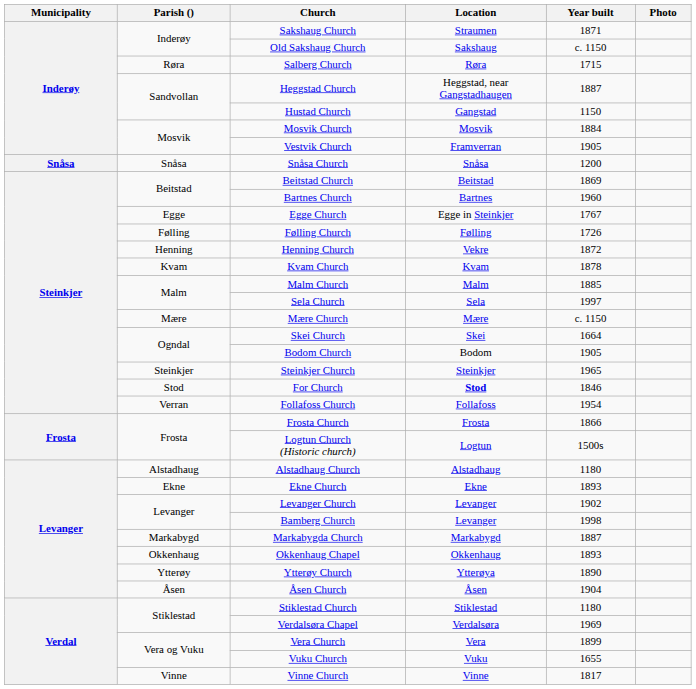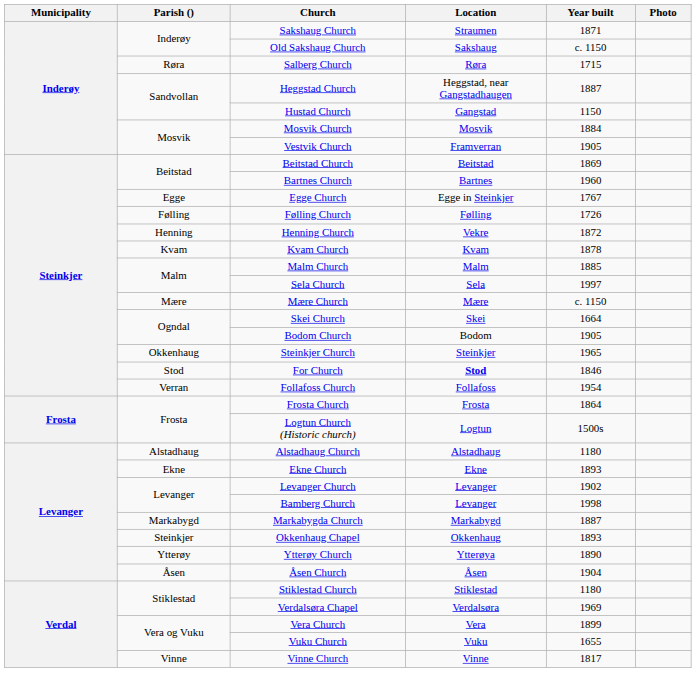- row: (318, 163)
(174, 370) Steinkjer -> (174, 353) Okkenhaug
(591, 422) 1866 -> (591, 404) 1864
(174, 555) Okkenhaug -> (174, 538) Steinkjer
